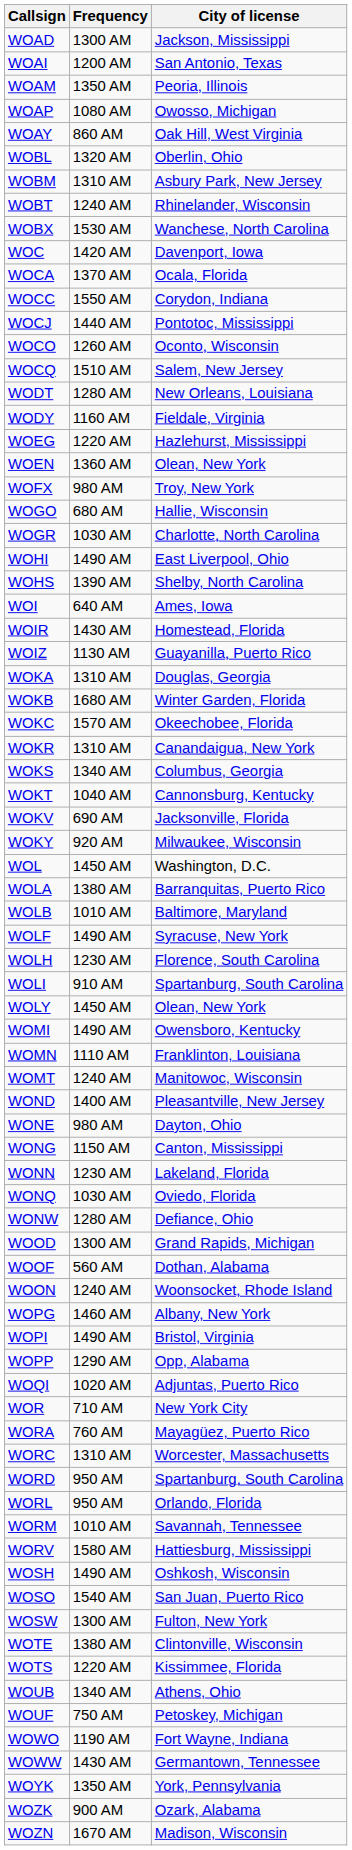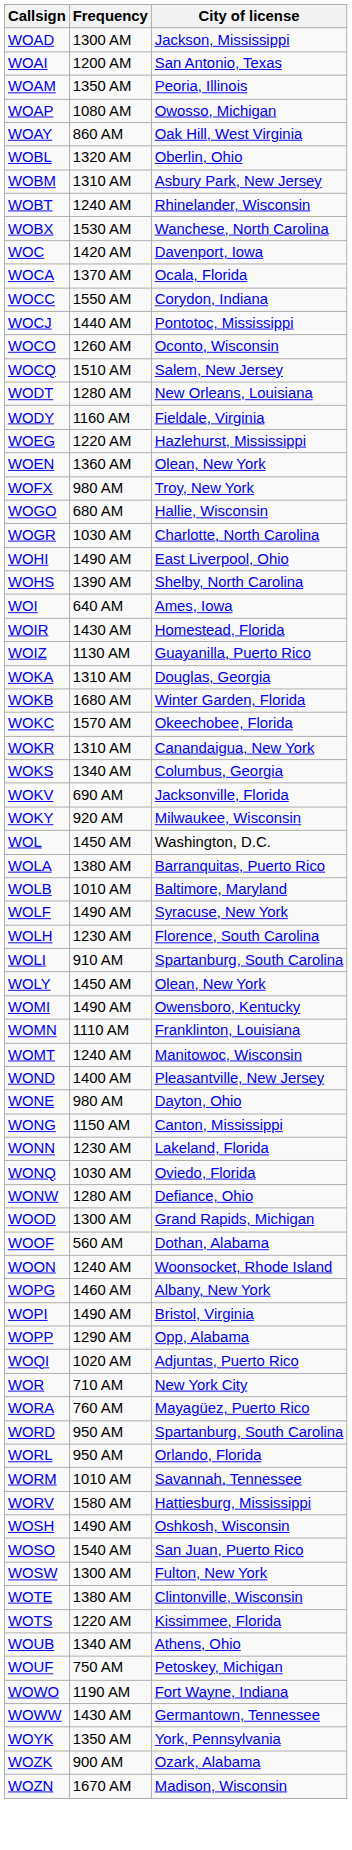- row: (30, 795)
- row: (31, 1455)
